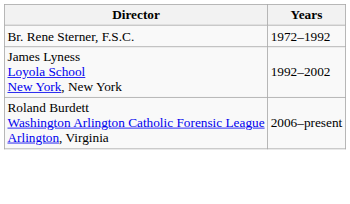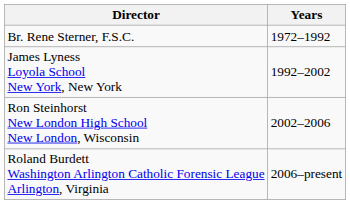+ row: (77, 123)
